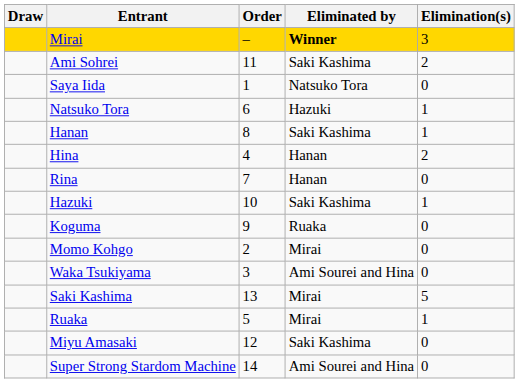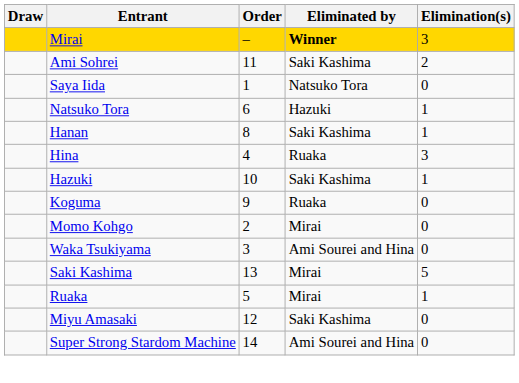(308, 156) Hanan -> (307, 156) Ruaka
(425, 156) 2 -> (425, 156) 3
- row: (64, 179)
